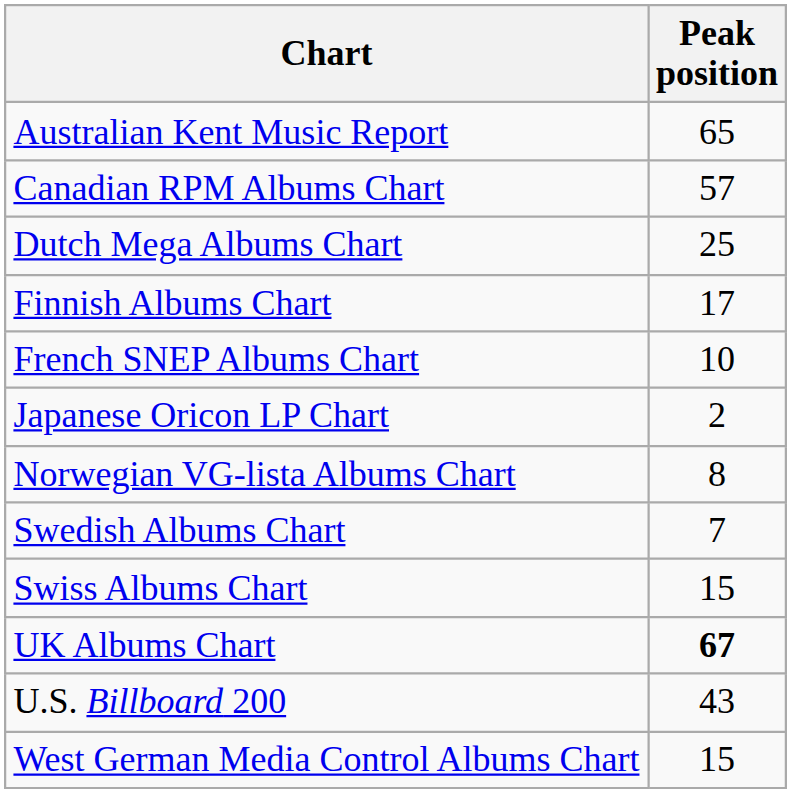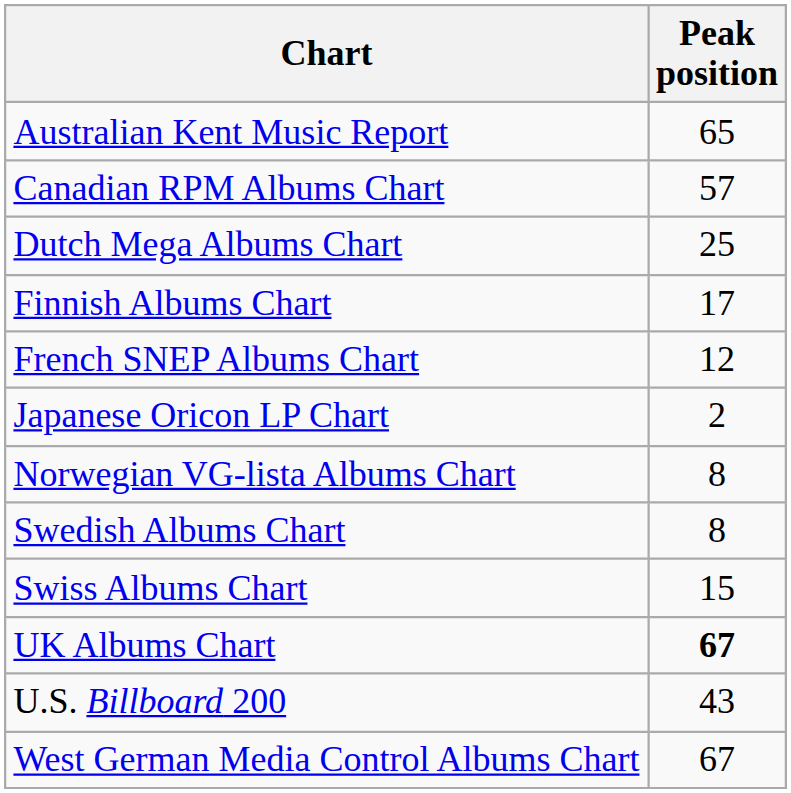(717, 359) 10 -> (717, 359) 12
(717, 530) 7 -> (717, 530) 8
(717, 758) 15 -> (717, 758) 67
